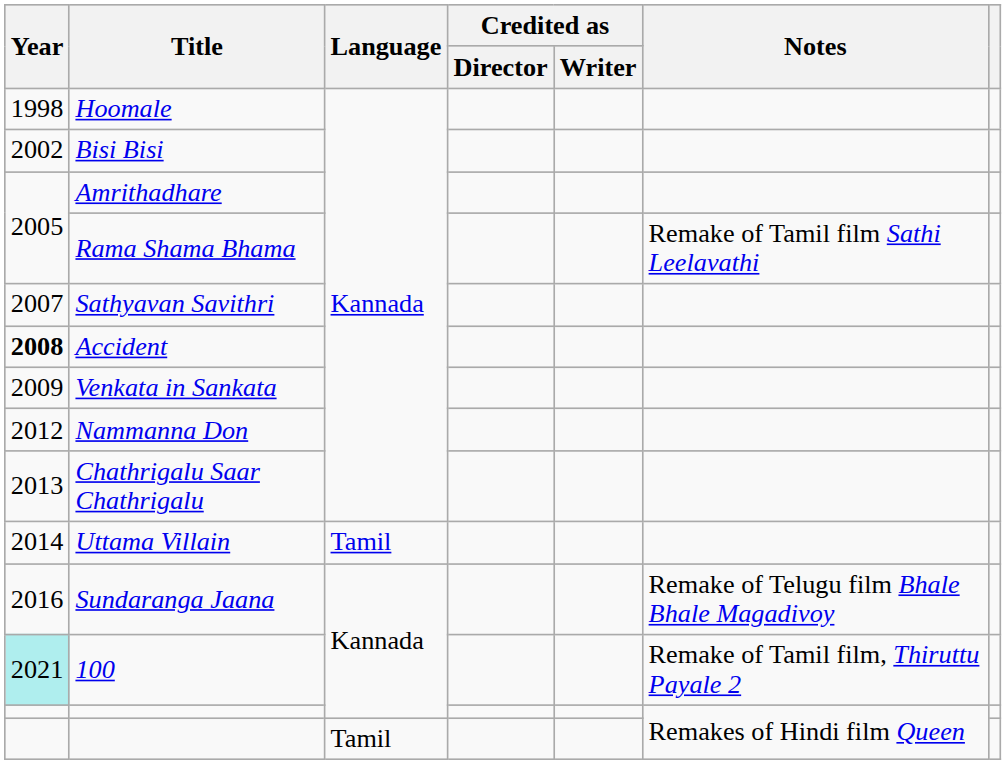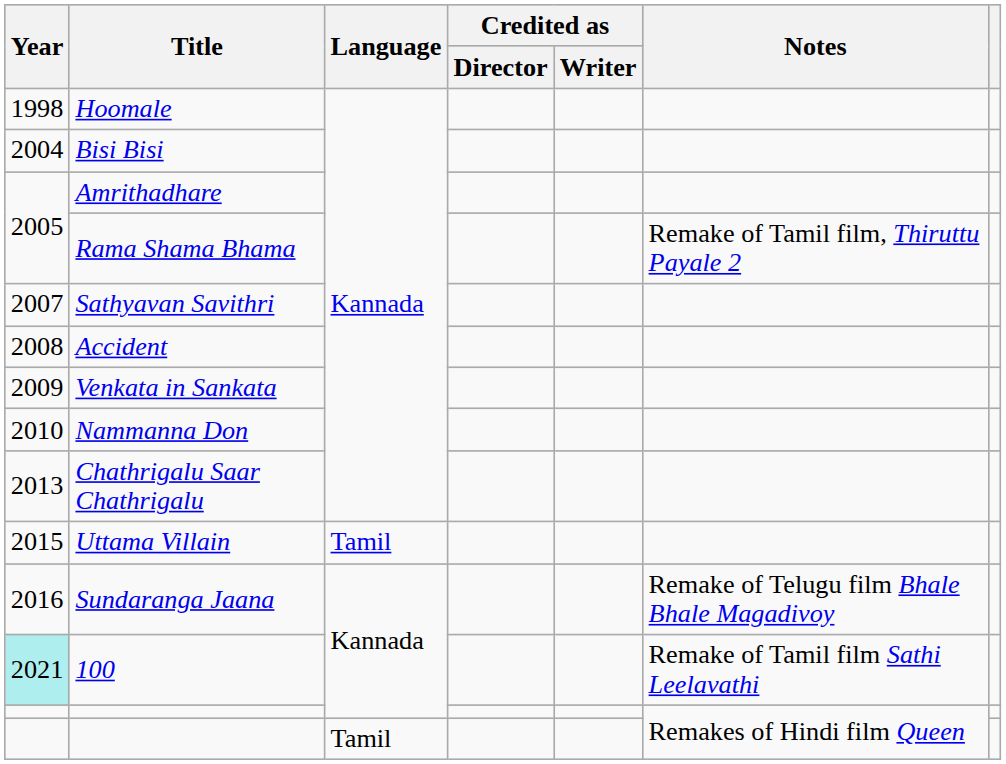(37, 150) 2002 -> (37, 150) 2004
(795, 248) Remake of Tamil film Sathi Leelavathi -> (814, 248) Remake of Tamil film, Thiruttu Payale 2
(37, 346) bold -> (37, 346) normal
(37, 429) 2012 -> (37, 429) 2010
(37, 542) 2014 -> (37, 542) 2015
(814, 669) Remake of Tamil film, Thiruttu Payale 2 -> (795, 669) Remake of Tamil film Sathi Leelavathi
